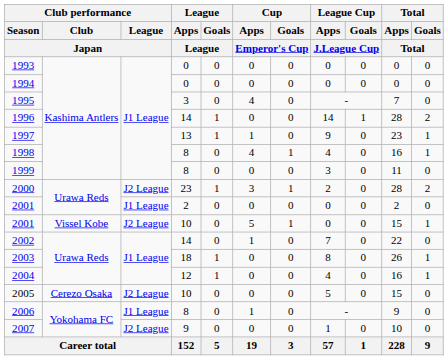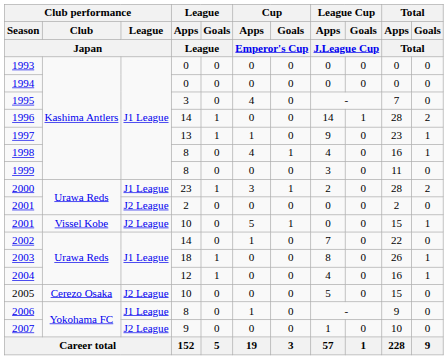(146, 188) J2 League -> (146, 188) J1 League
(146, 205) J1 League -> (146, 205) J2 League
